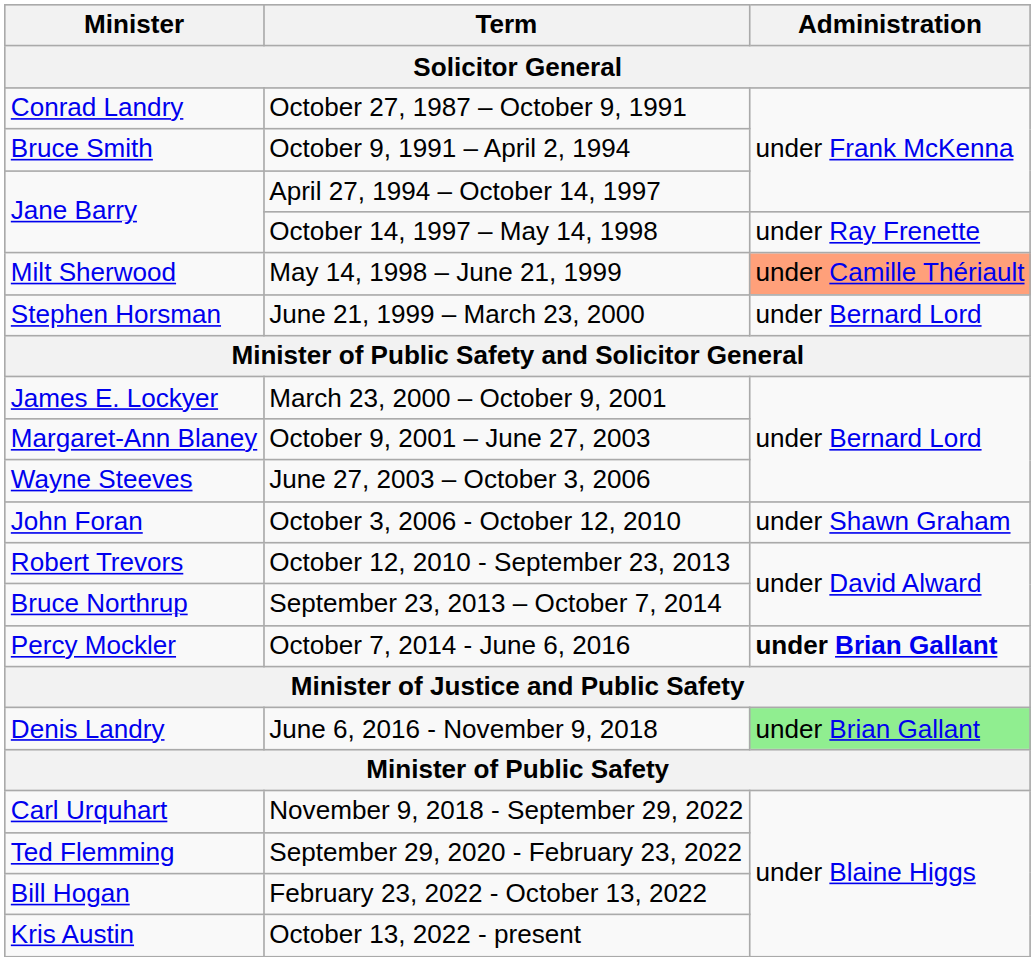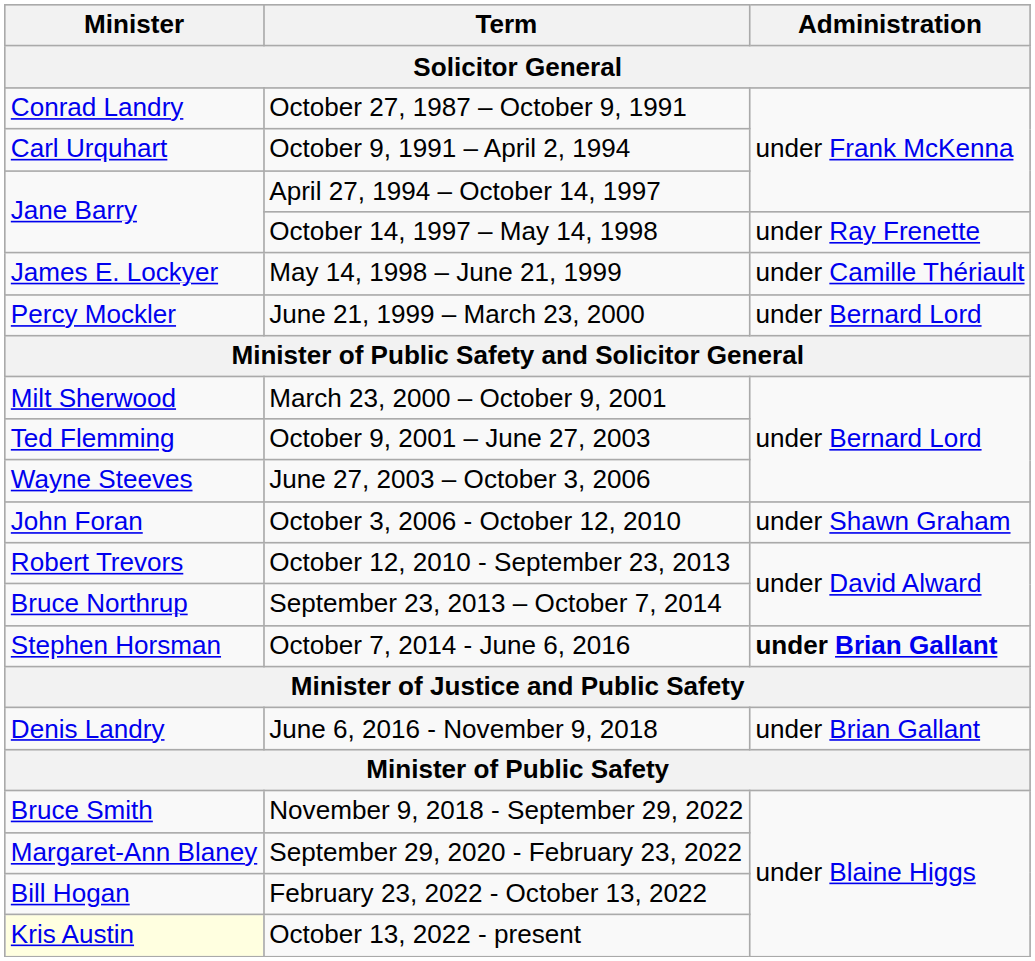(82, 149) Bruce Smith -> (89, 149) Carl Urquhart
(93, 273) Milt Sherwood -> (114, 273) James E. Lockyer
(890, 273) lightsalmon background -> (890, 273) no background
(116, 314) Stephen Horsman -> (93, 314) Percy Mockler
(114, 397) James E. Lockyer -> (93, 397) Milt Sherwood
(134, 438) Margaret-Ann Blaney -> (93, 438) Ted Flemming
(93, 645) Percy Mockler -> (116, 645) Stephen Horsman
(868, 728) lightgreen background -> (868, 728) no background
(89, 811) Carl Urquhart -> (82, 811) Bruce Smith
(93, 852) Ted Flemming -> (134, 852) Margaret-Ann Blaney
(72, 935) no background -> (72, 935) lightyellow background
